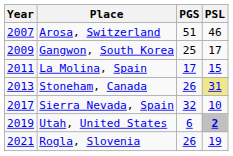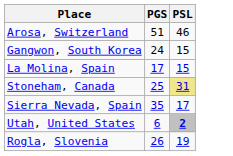- column: (21, 14)
(189, 50) 25 -> (157, 50) 24
(215, 50) 17 -> (183, 50) 15
(189, 86) 26 -> (157, 86) 25
(189, 105) 32 -> (157, 105) 35
(215, 105) 10 -> (183, 105) 17
